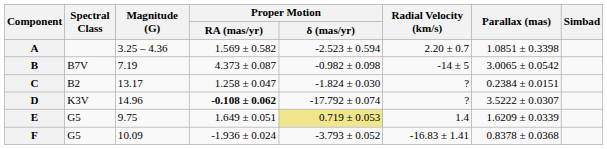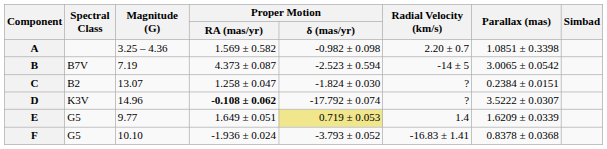(348, 48) -2.523 ± 0.594 -> (348, 48) -0.982 ± 0.098
(348, 65) -0.982 ± 0.098 -> (348, 65) -2.523 ± 0.594
(130, 83) 13.17 -> (130, 83) 13.07
(128, 118) 9.75 -> (128, 118) 9.77
(130, 135) 10.09 -> (130, 135) 10.10
